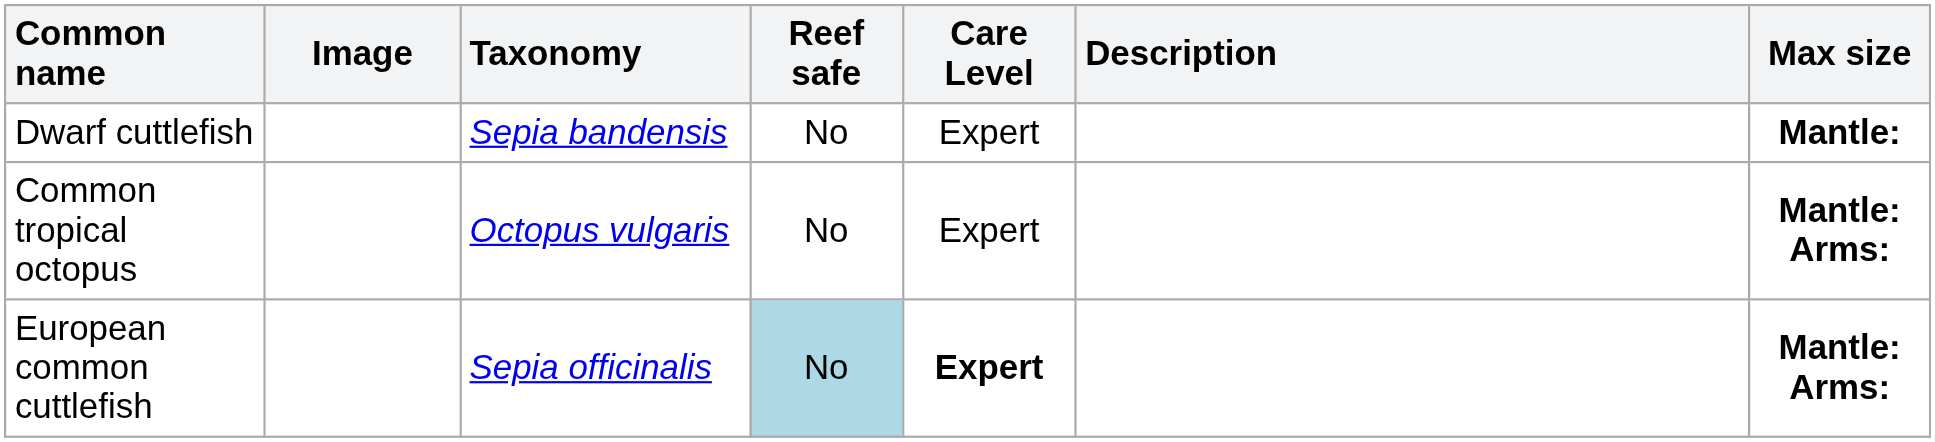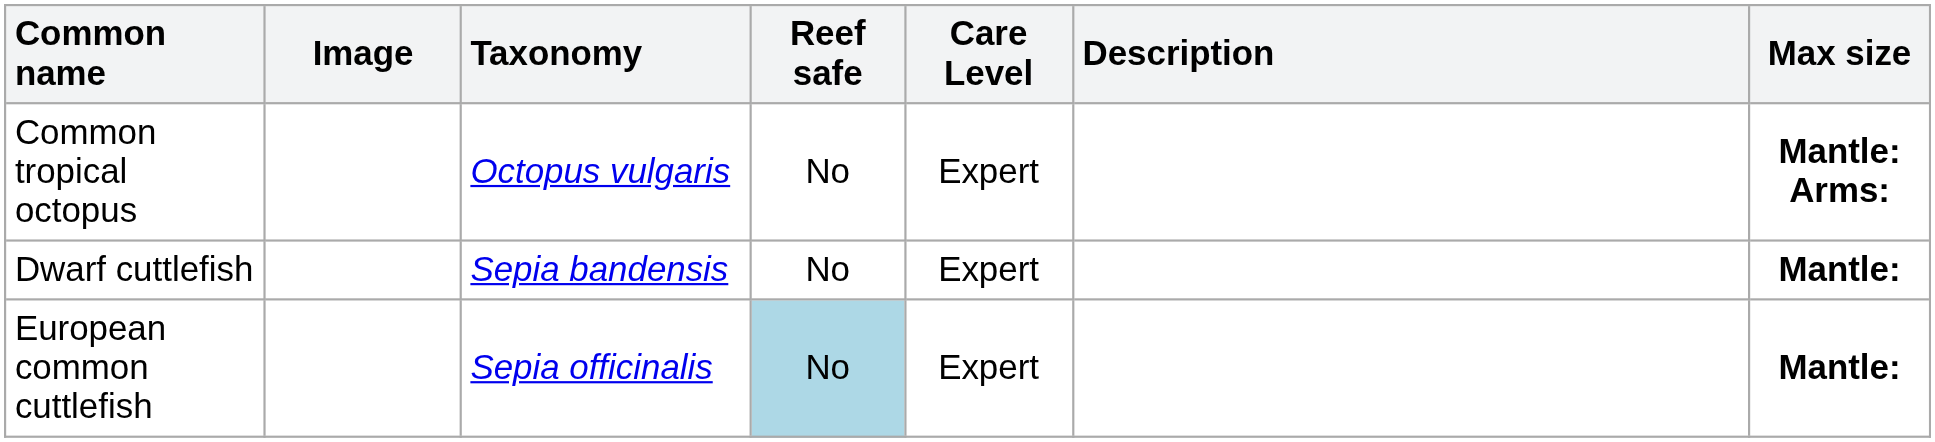rows swapped: (86, 230) <-> (134, 132)
(989, 367) bold -> (989, 367) normal
(1840, 367) Mantle: Arms: -> (1840, 367) Mantle:
